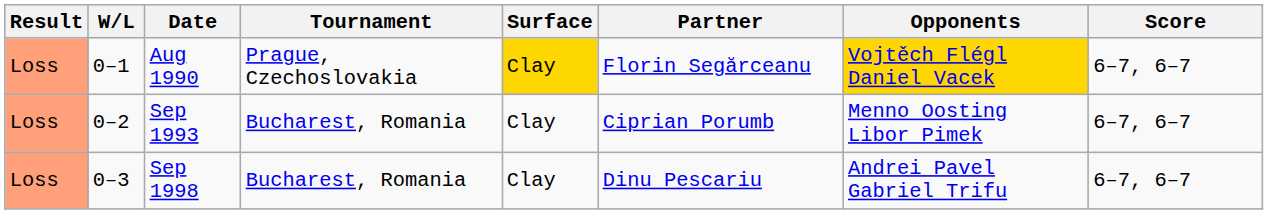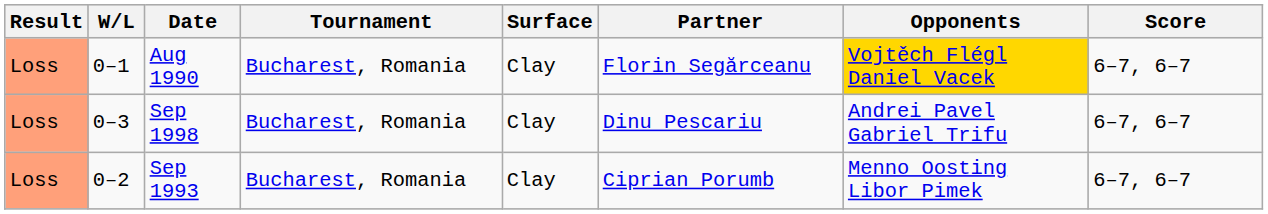(331, 66) Prague, Czechoslovakia -> (356, 66) Bucharest, Romania
(531, 66) gold background -> (531, 66) no background
rows swapped: (174, 123) <-> (174, 180)
